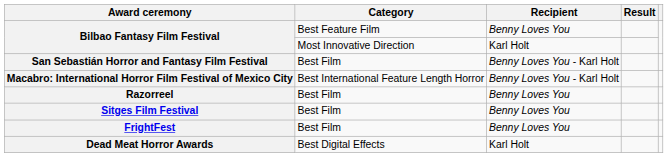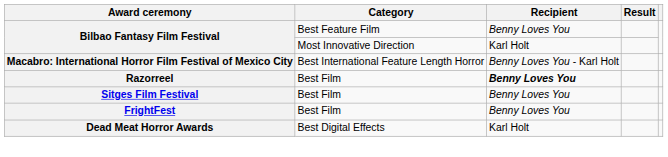- row: (150, 62)
(529, 95) normal -> (532, 78) bold
